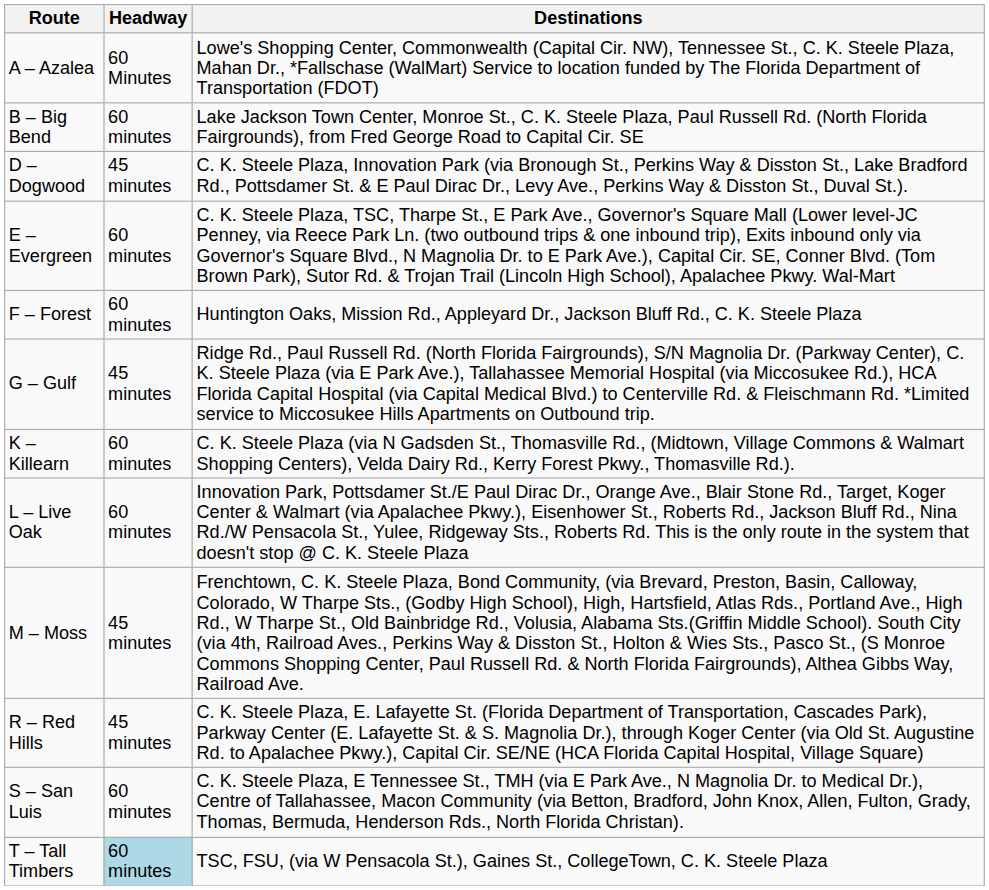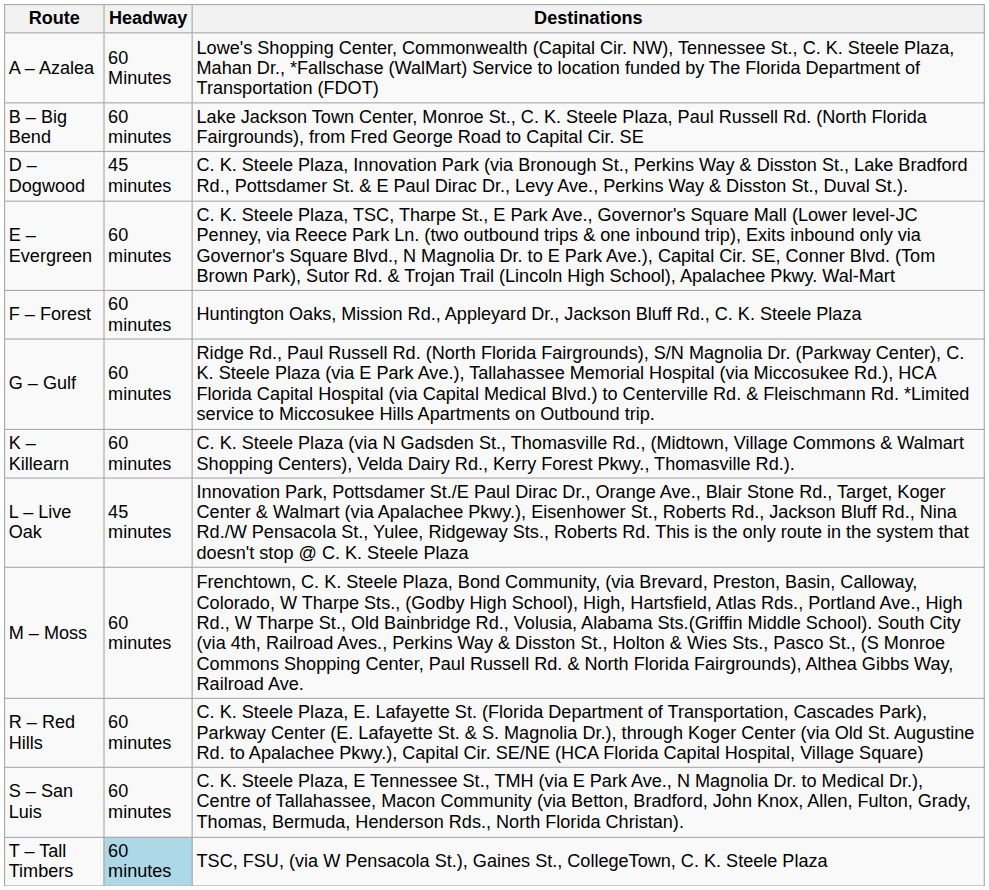(140, 384) 45 minutes -> (140, 384) 60 minutes
(140, 522) 60 minutes -> (140, 522) 45 minutes
(140, 632) 45 minutes -> (140, 632) 60 minutes
(140, 732) 45 minutes -> (140, 732) 60 minutes
